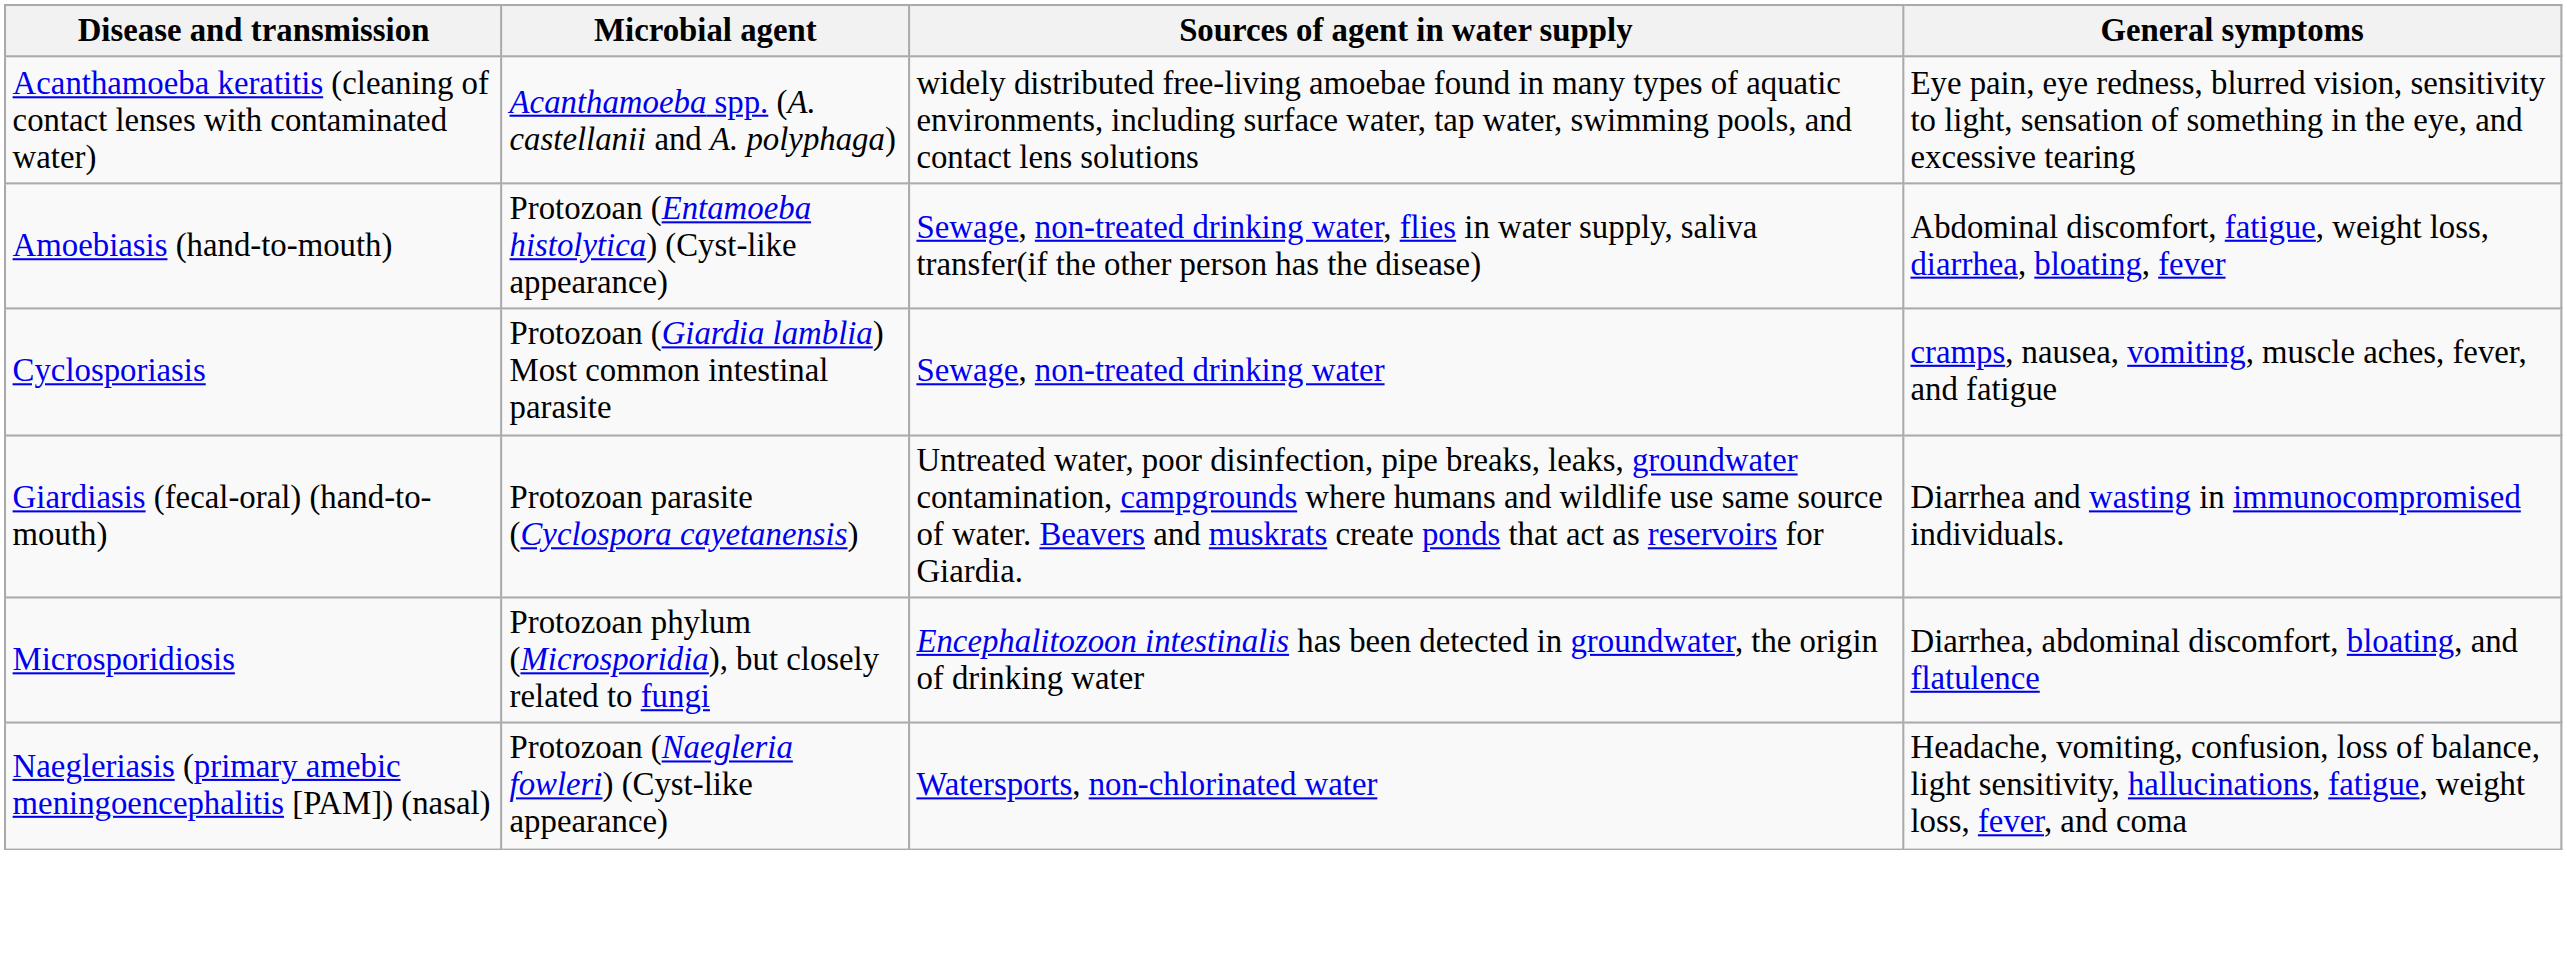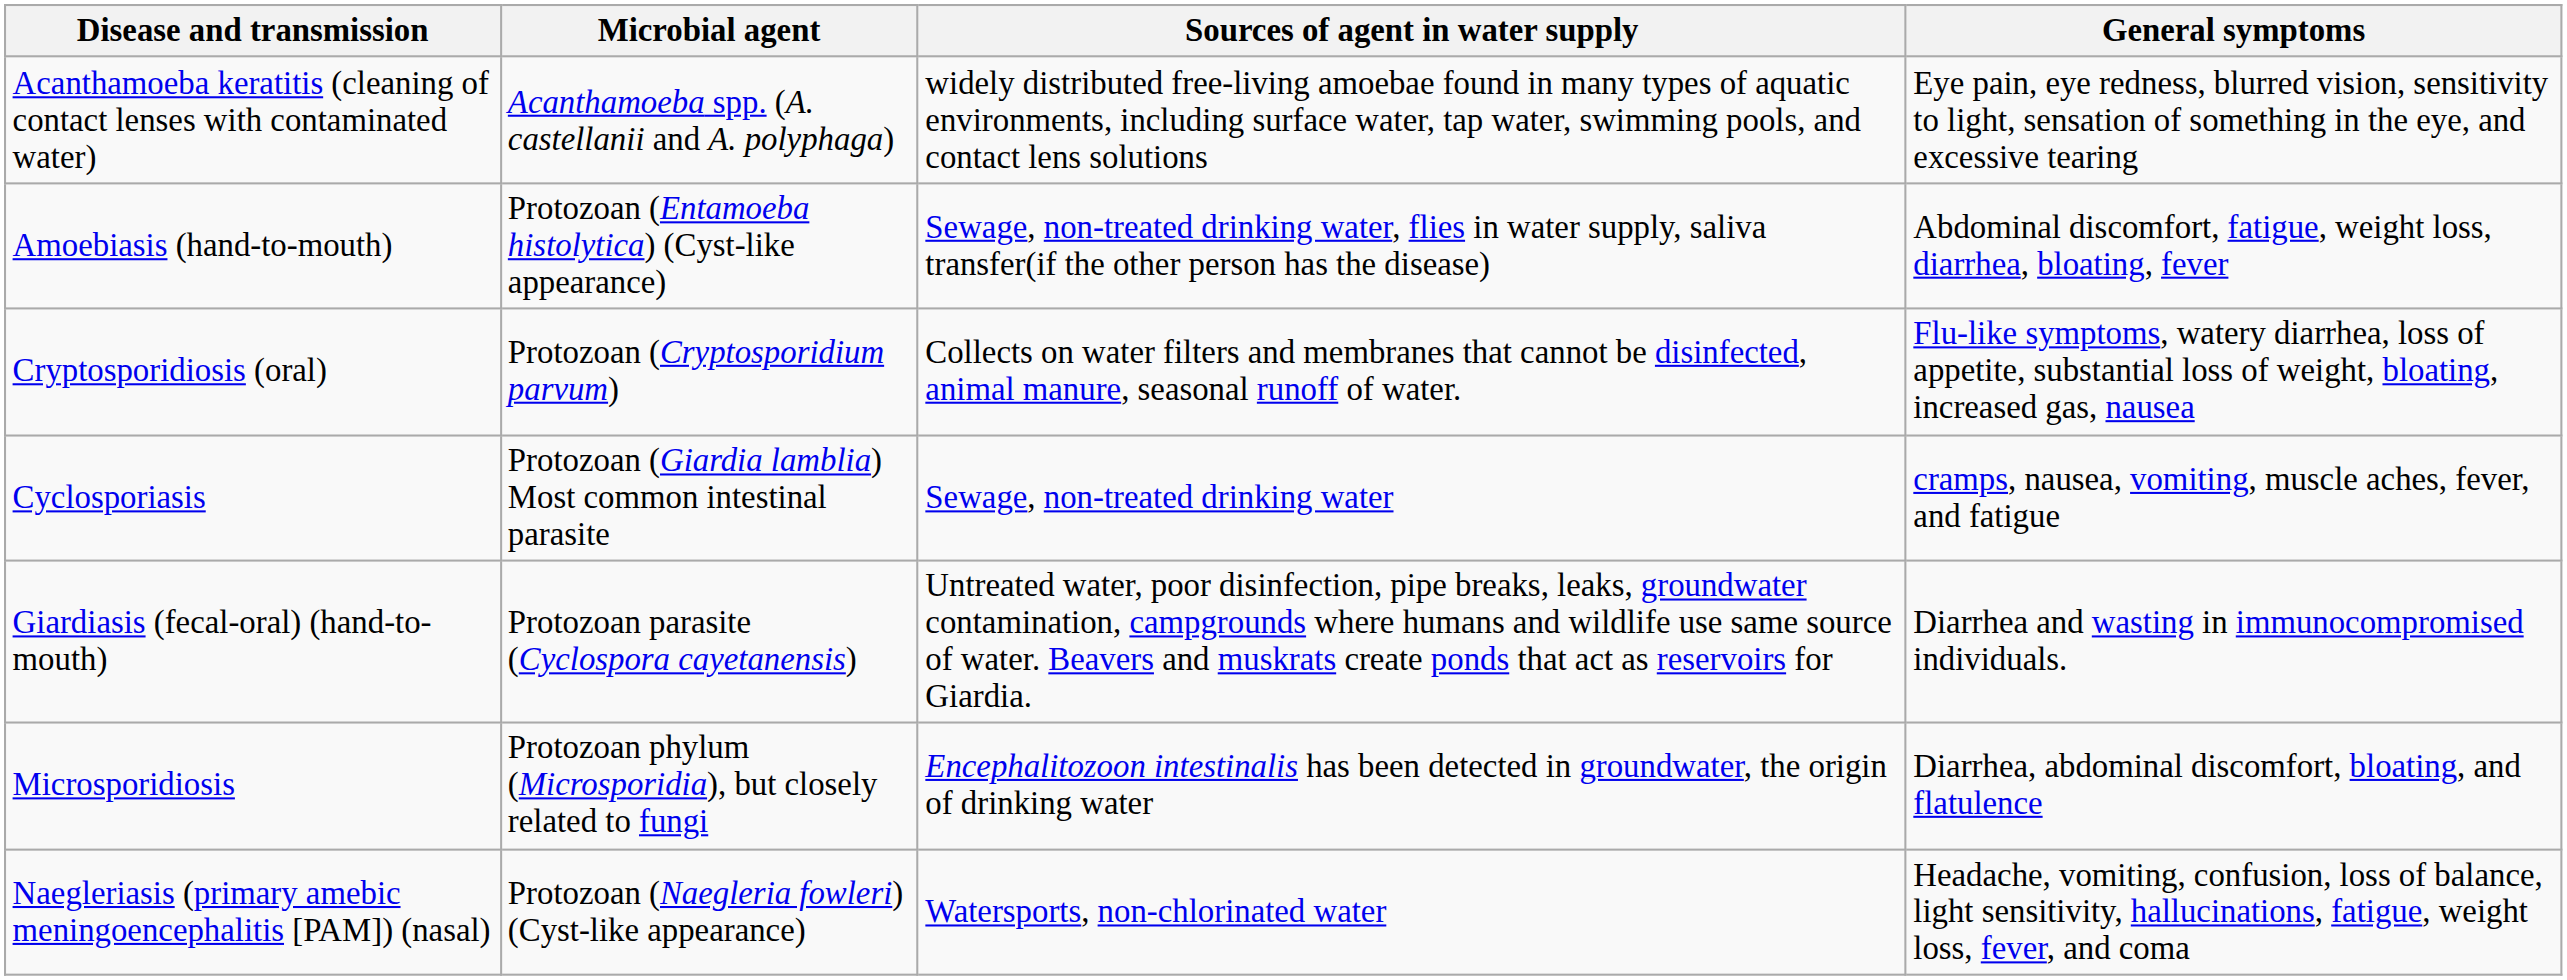+ row: (170, 371)
